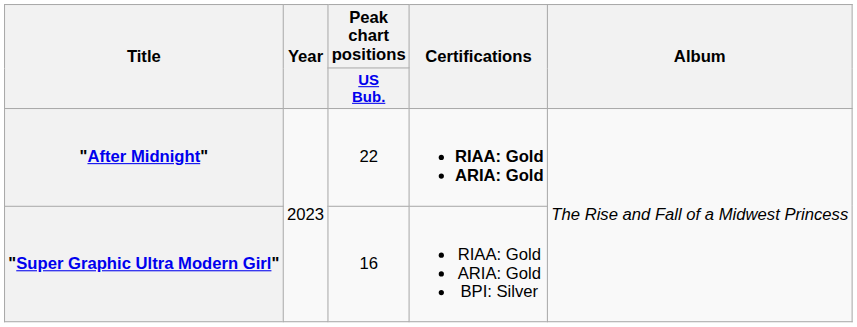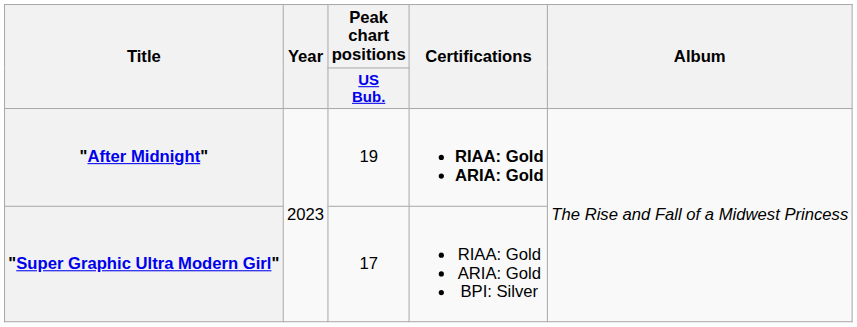(369, 157) 22 -> (369, 157) 19
(369, 263) 16 -> (369, 263) 17
